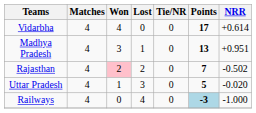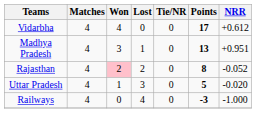(235, 27) +0.614 -> (235, 27) +0.612
(204, 69) 7 -> (204, 69) 8
(235, 69) -0.502 -> (235, 69) -0.052
(204, 100) lightblue background -> (204, 100) no background
